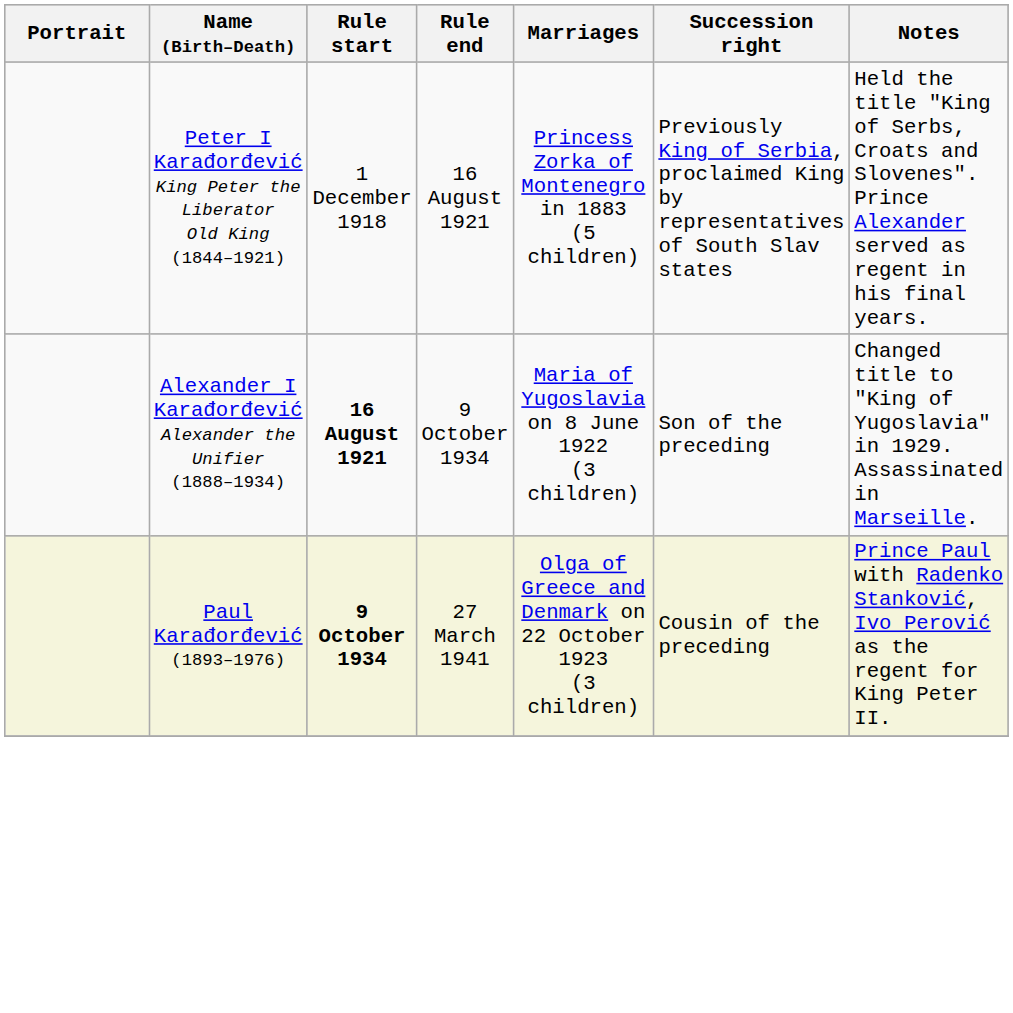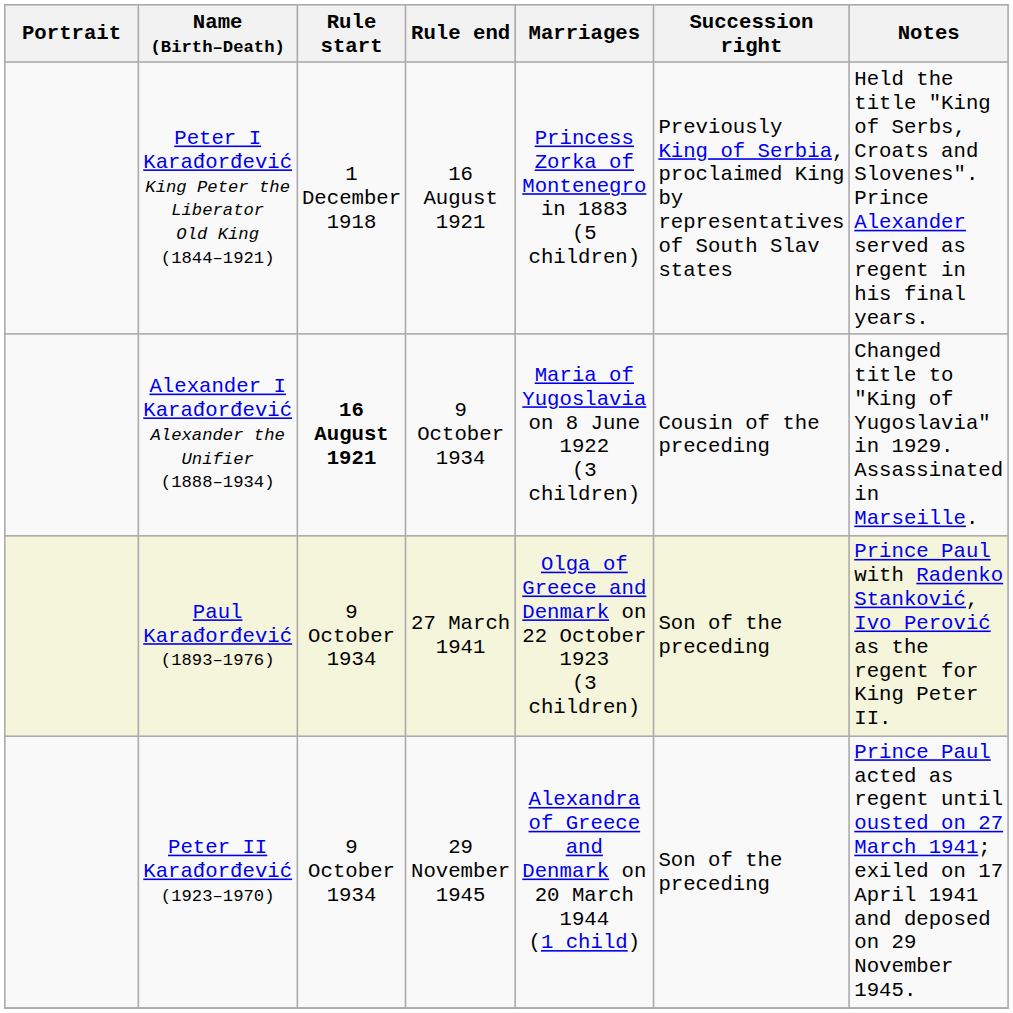(720, 435) Son of the preceding -> (739, 435) Cousin of the preceding
(362, 635) bold -> (352, 635) normal
(739, 635) Cousin of the preceding -> (720, 635) Son of the preceding
+ row: (218, 871)
